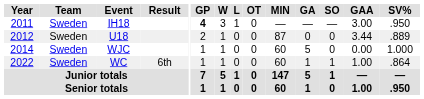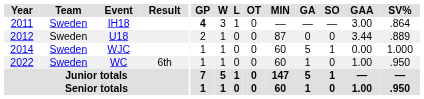(400, 23) .950 -> (400, 23) .864
(332, 49) 0 -> (332, 49) 1
(332, 62) 1 -> (332, 62) 0
(400, 62) .864 -> (400, 62) .950
